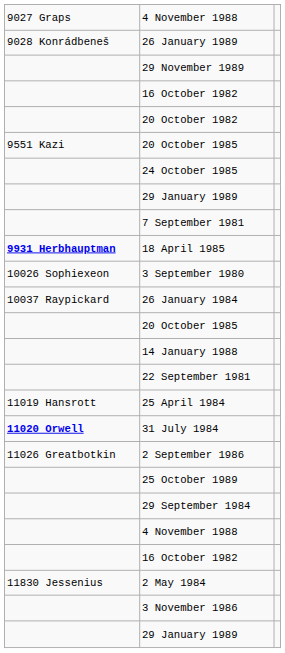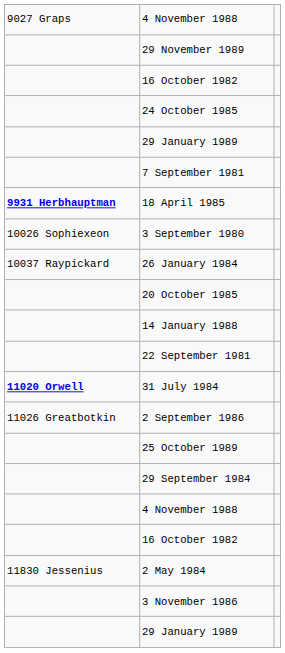- row: (58, 43)
- row: (72, 120)
- row: (36, 146)
- row: (52, 403)
